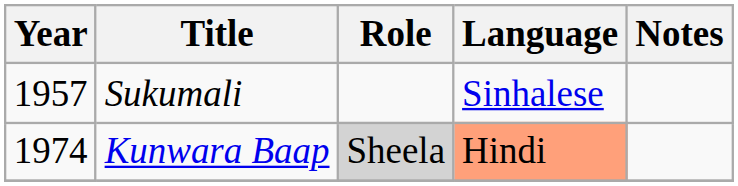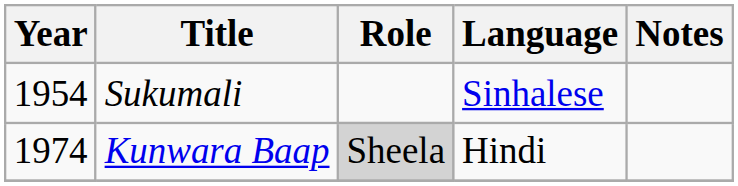(51, 92) 1957 -> (51, 92) 1954
(504, 151) lightsalmon background -> (504, 151) no background
